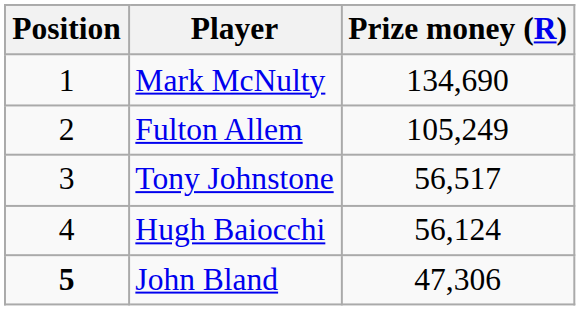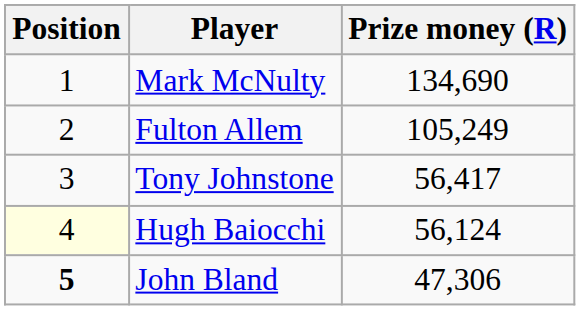(458, 179) 56,517 -> (458, 179) 56,417
(67, 229) no background -> (67, 229) lightyellow background
